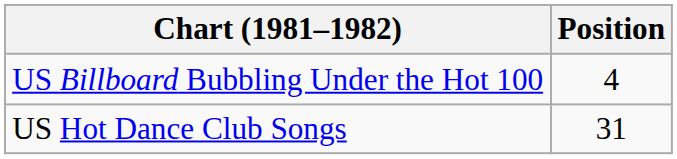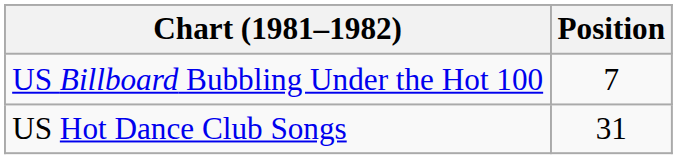(611, 78) 4 -> (611, 78) 7
